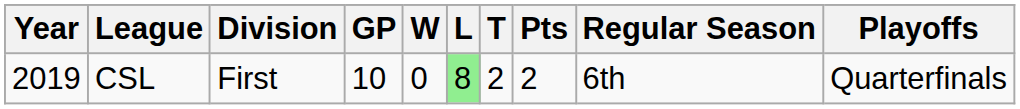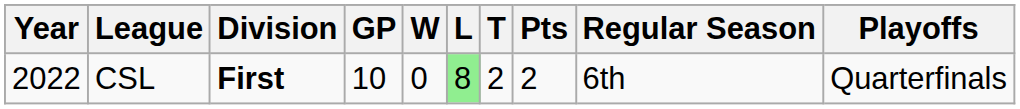(46, 77) 2019 -> (46, 77) 2022
(247, 77) normal -> (251, 77) bold
